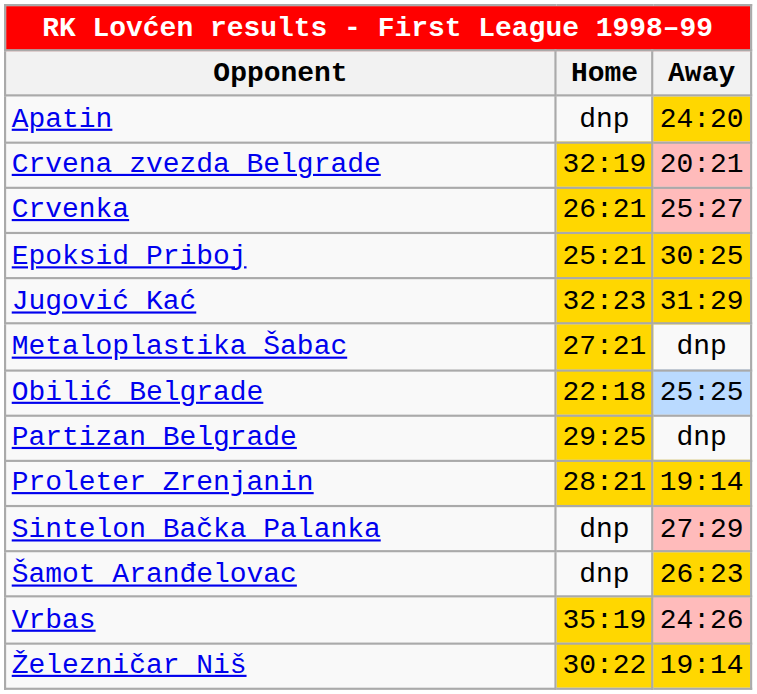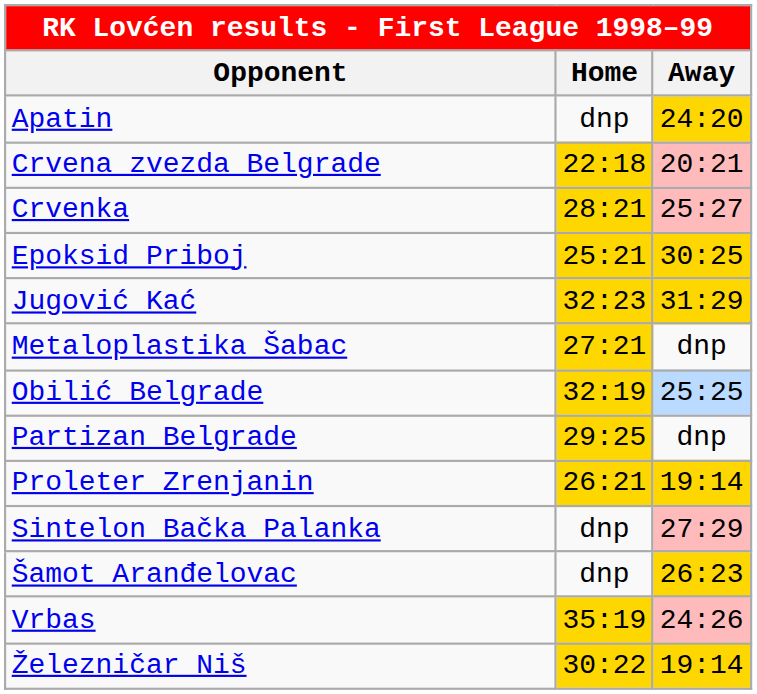(604, 165) 32:19 -> (604, 165) 22:18
(604, 210) 26:21 -> (604, 210) 28:21
(604, 392) 22:18 -> (604, 392) 32:19
(604, 483) 28:21 -> (604, 483) 26:21
